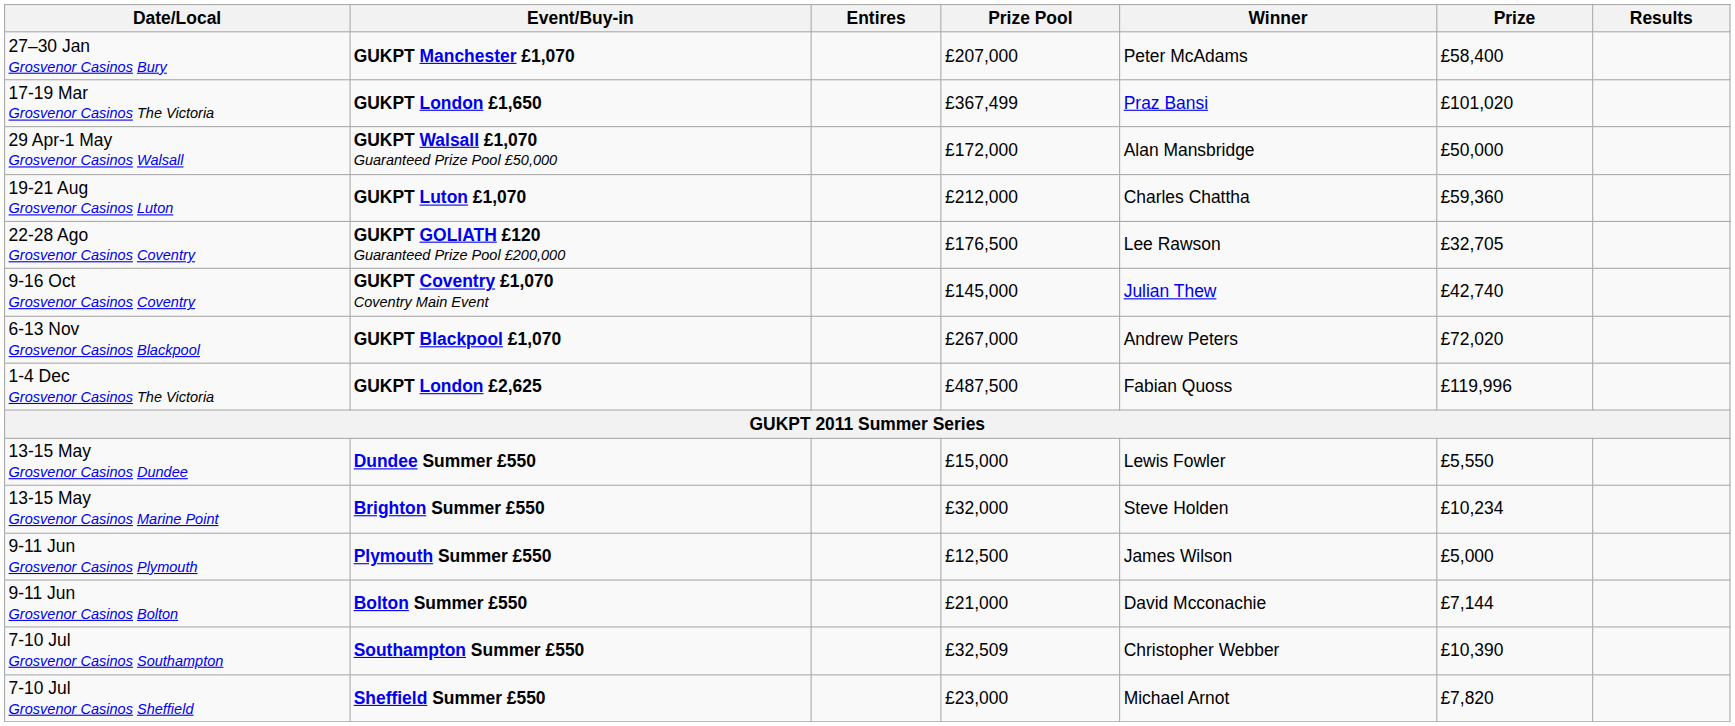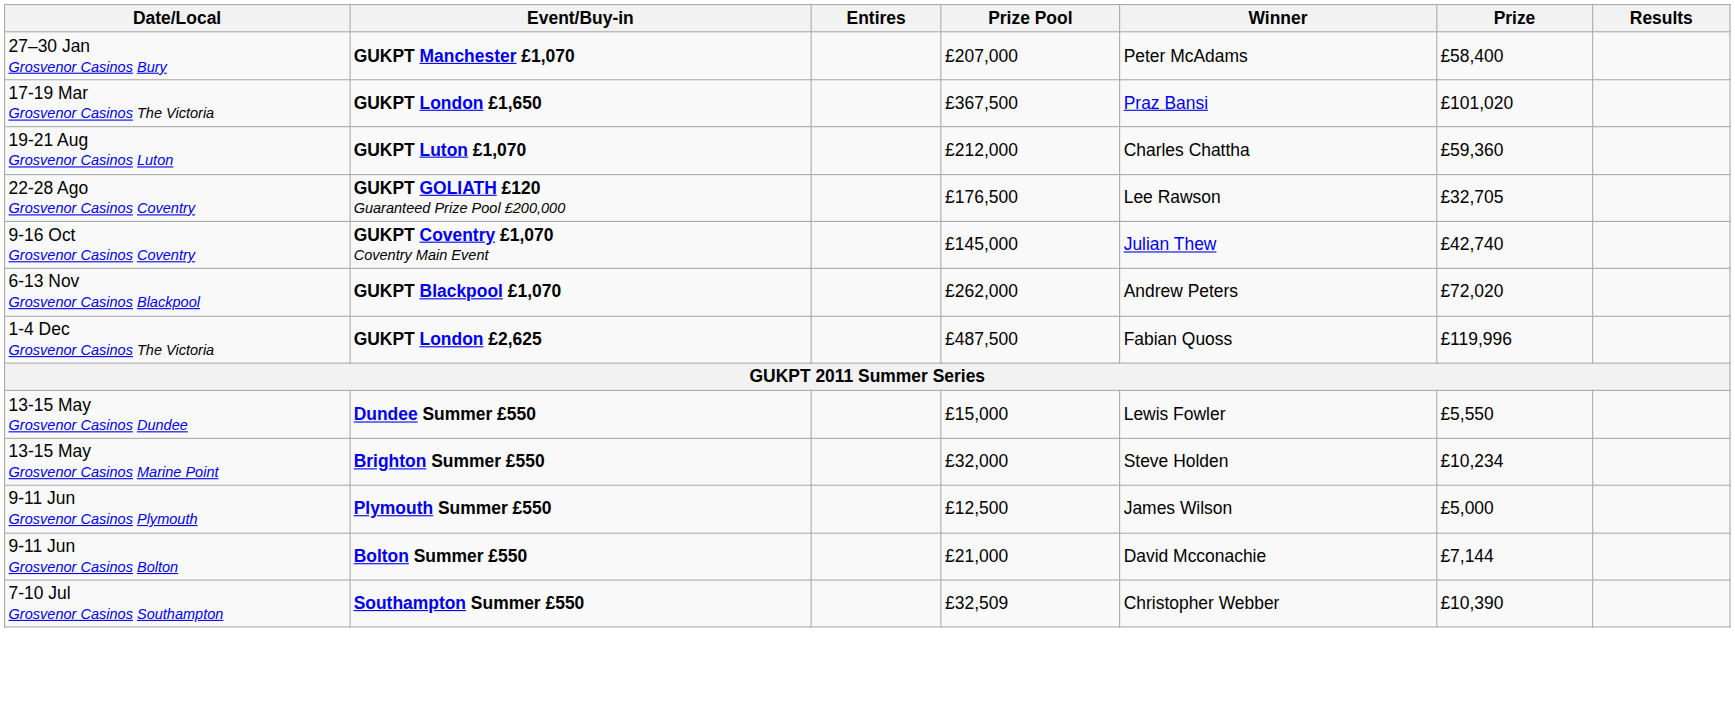(981, 103) £367,499 -> (981, 103) £367,500
- row: (96, 150)
(981, 339) £267,000 -> (981, 292) £262,000
- row: (101, 698)
